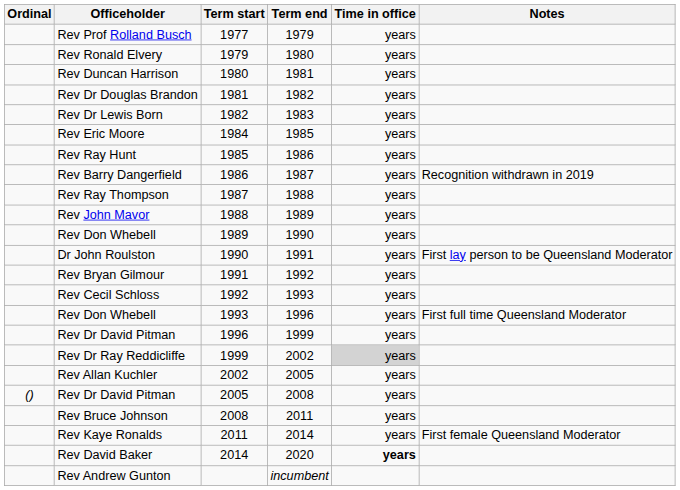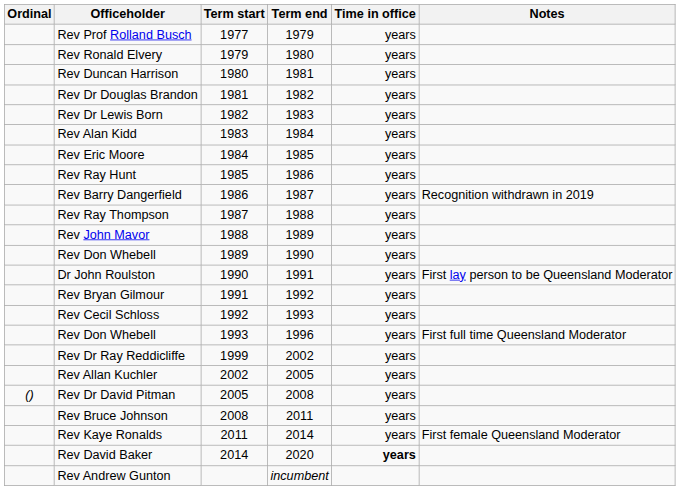+ row: (97, 134)
- row: (116, 335)
(400, 355) lightgrey background -> (400, 355) no background
